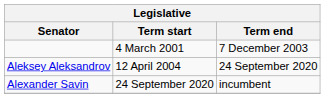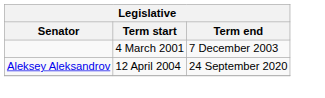- row: (48, 84)
